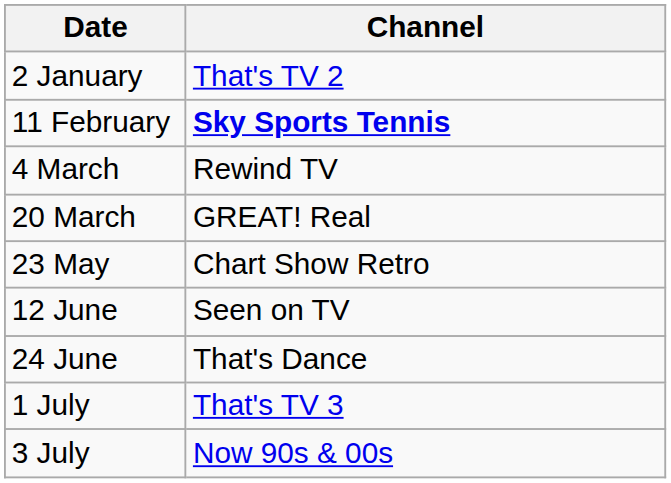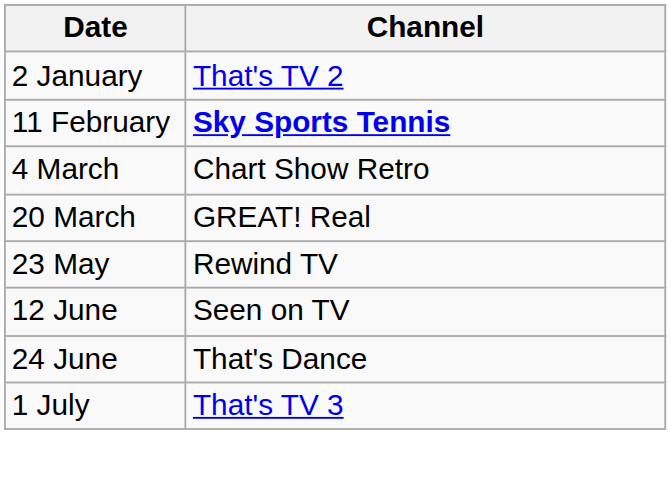(265, 169) Rewind TV -> (311, 169) Chart Show Retro
(311, 264) Chart Show Retro -> (265, 264) Rewind TV
- row: (51, 452)
